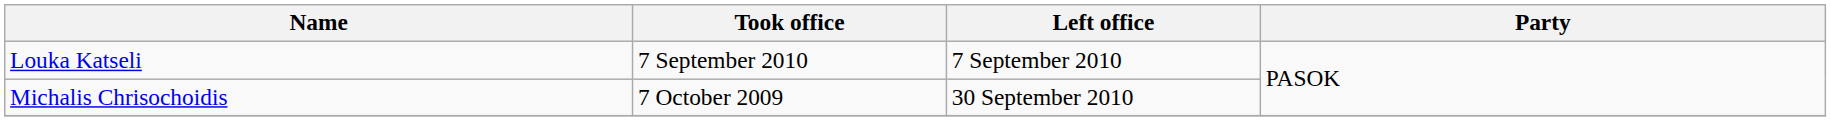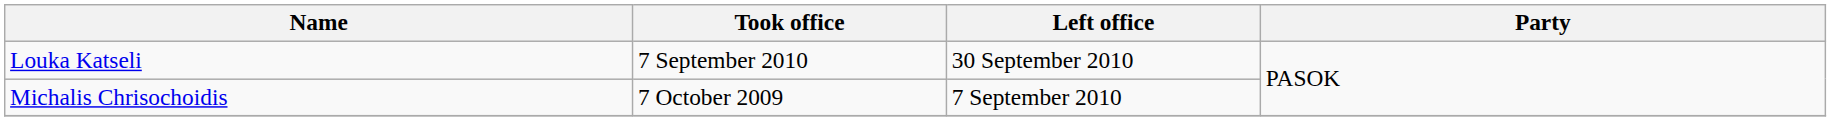(1037, 60) 7 September 2010 -> (1043, 60) 30 September 2010
(1043, 97) 30 September 2010 -> (1037, 97) 7 September 2010
